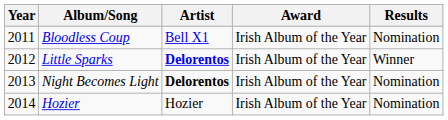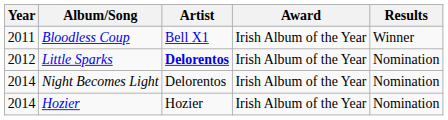(406, 37) Nomination -> (394, 37) Winner
(394, 59) Winner -> (406, 59) Nomination
(22, 81) 2013 -> (22, 81) 2014
(197, 81) bold -> (196, 81) normal
